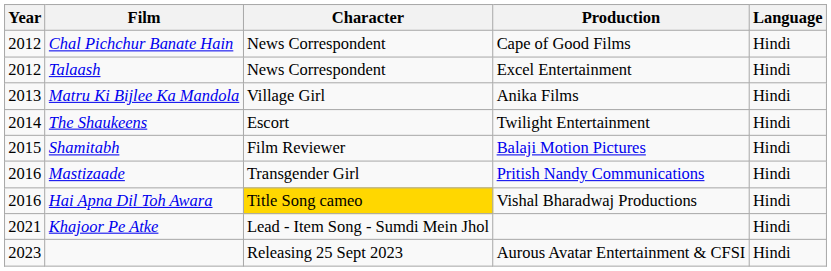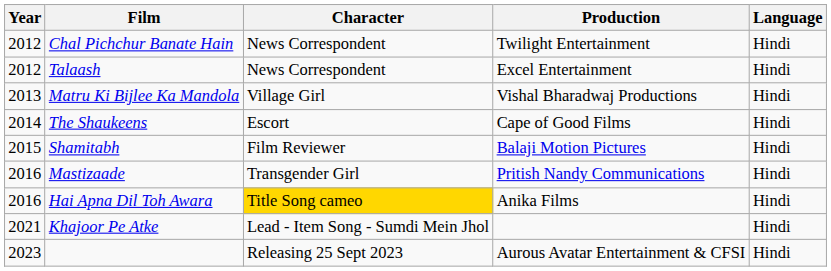(564, 43) Cape of Good Films -> (573, 43) Twilight Entertainment
(538, 95) Anika Films -> (597, 95) Vishal Bharadwaj Productions
(573, 122) Twilight Entertainment -> (564, 122) Cape of Good Films
(597, 200) Vishal Bharadwaj Productions -> (538, 200) Anika Films
